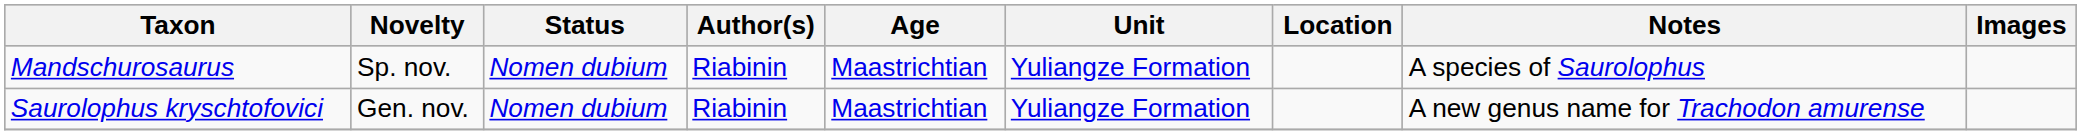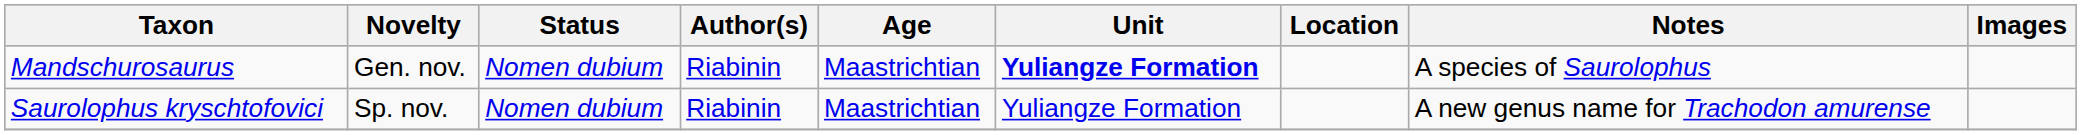(404, 66) Sp. nov. -> (410, 66) Gen. nov.
(1130, 66) normal -> (1130, 66) bold
(413, 108) Gen. nov. -> (401, 108) Sp. nov.
